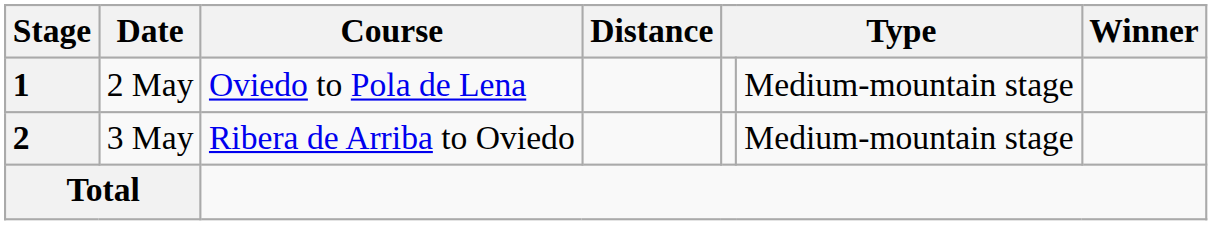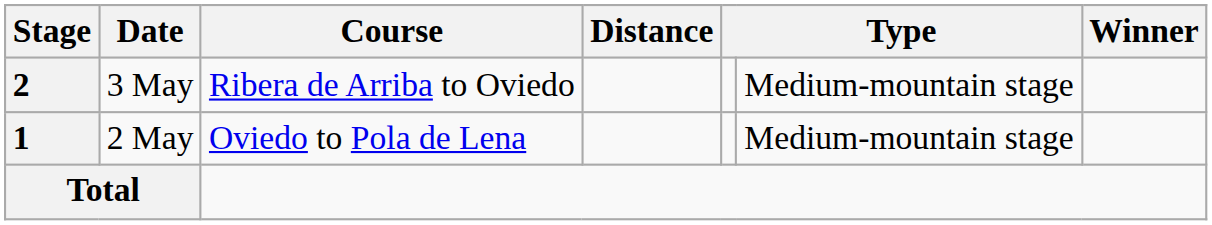rows swapped: (21, 84) <-> (21, 137)
